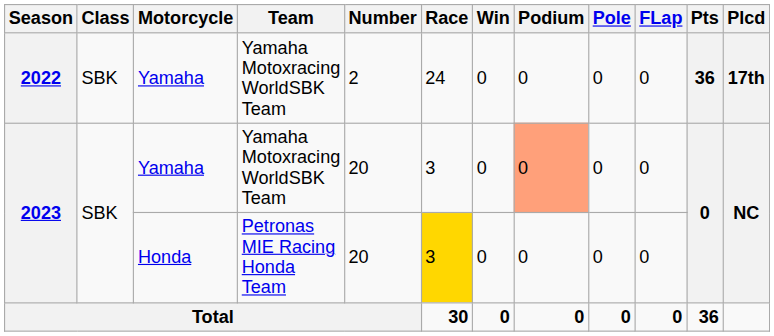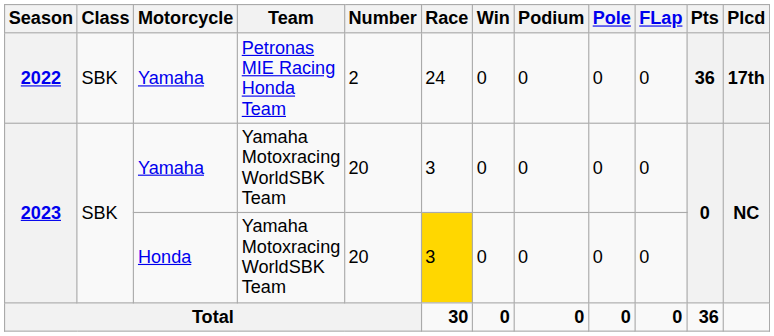(291, 78) Yamaha Motoxracing WorldSBK Team -> (288, 78) Petronas MIE Racing Honda Team
(523, 167) lightsalmon background -> (523, 167) no background
(288, 257) Petronas MIE Racing Honda Team -> (291, 257) Yamaha Motoxracing WorldSBK Team
